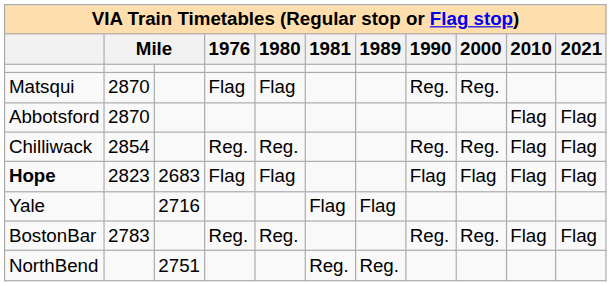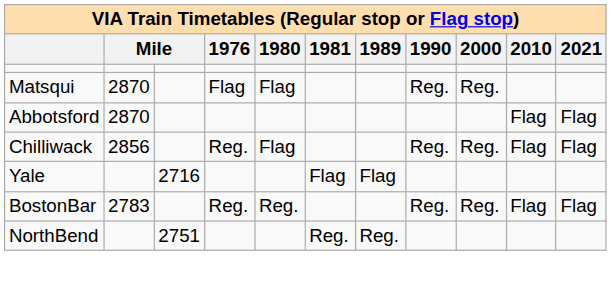(129, 146) 2854 -> (129, 146) 2856
(279, 146) Reg. -> (277, 146) Flag
- row: (32, 176)
